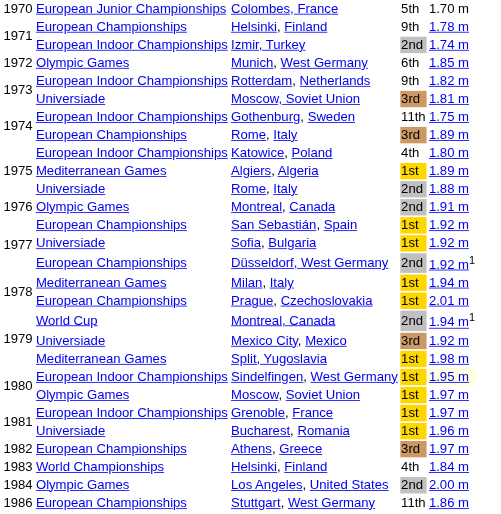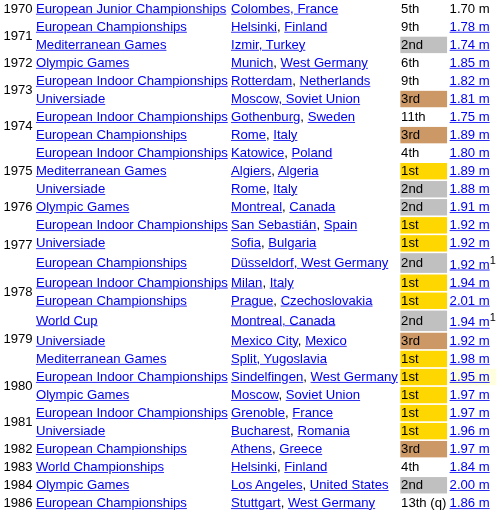(132, 45) European Indoor Championships -> (101, 45) Mediterranean Games
(111, 225) European Championships -> (132, 225) European Indoor Championships
(101, 283) Mediterranean Games -> (132, 283) European Indoor Championships
(413, 503) 11th -> (424, 503) 13th (q)
